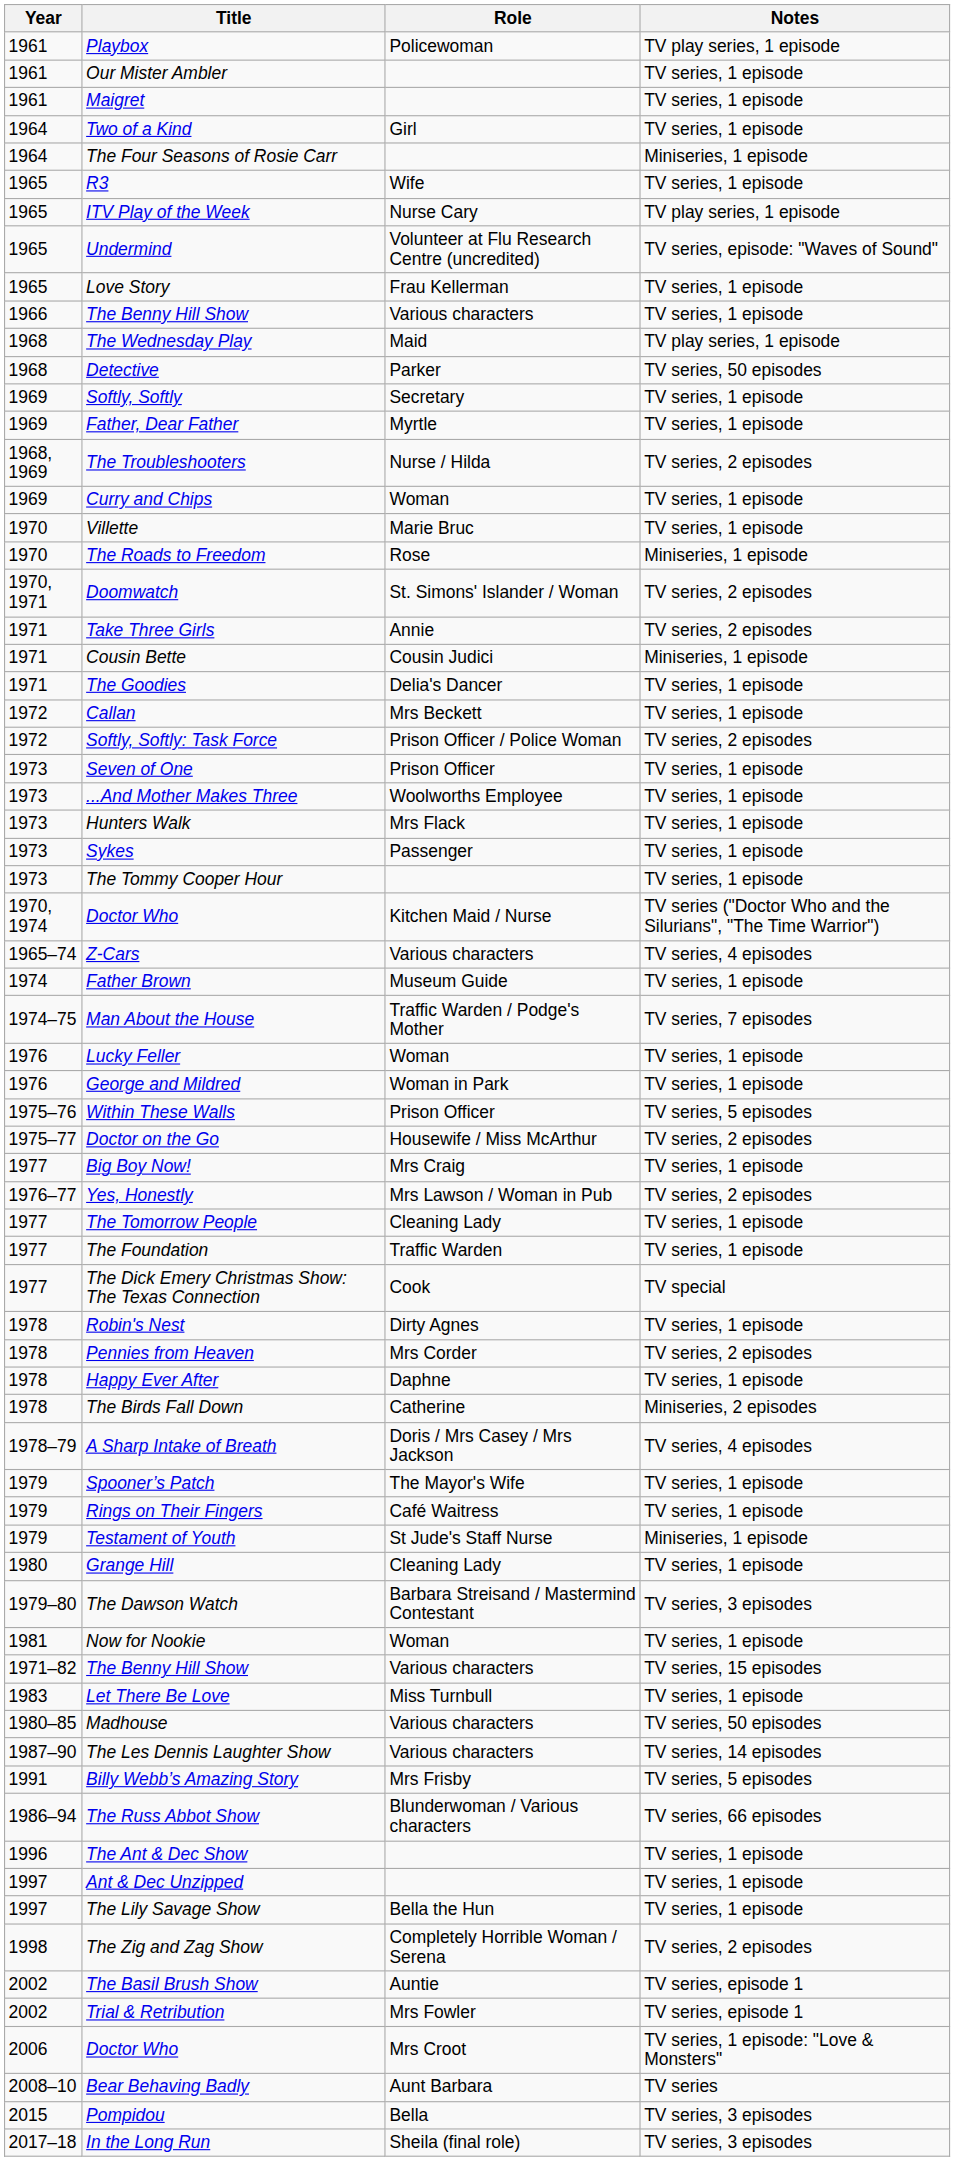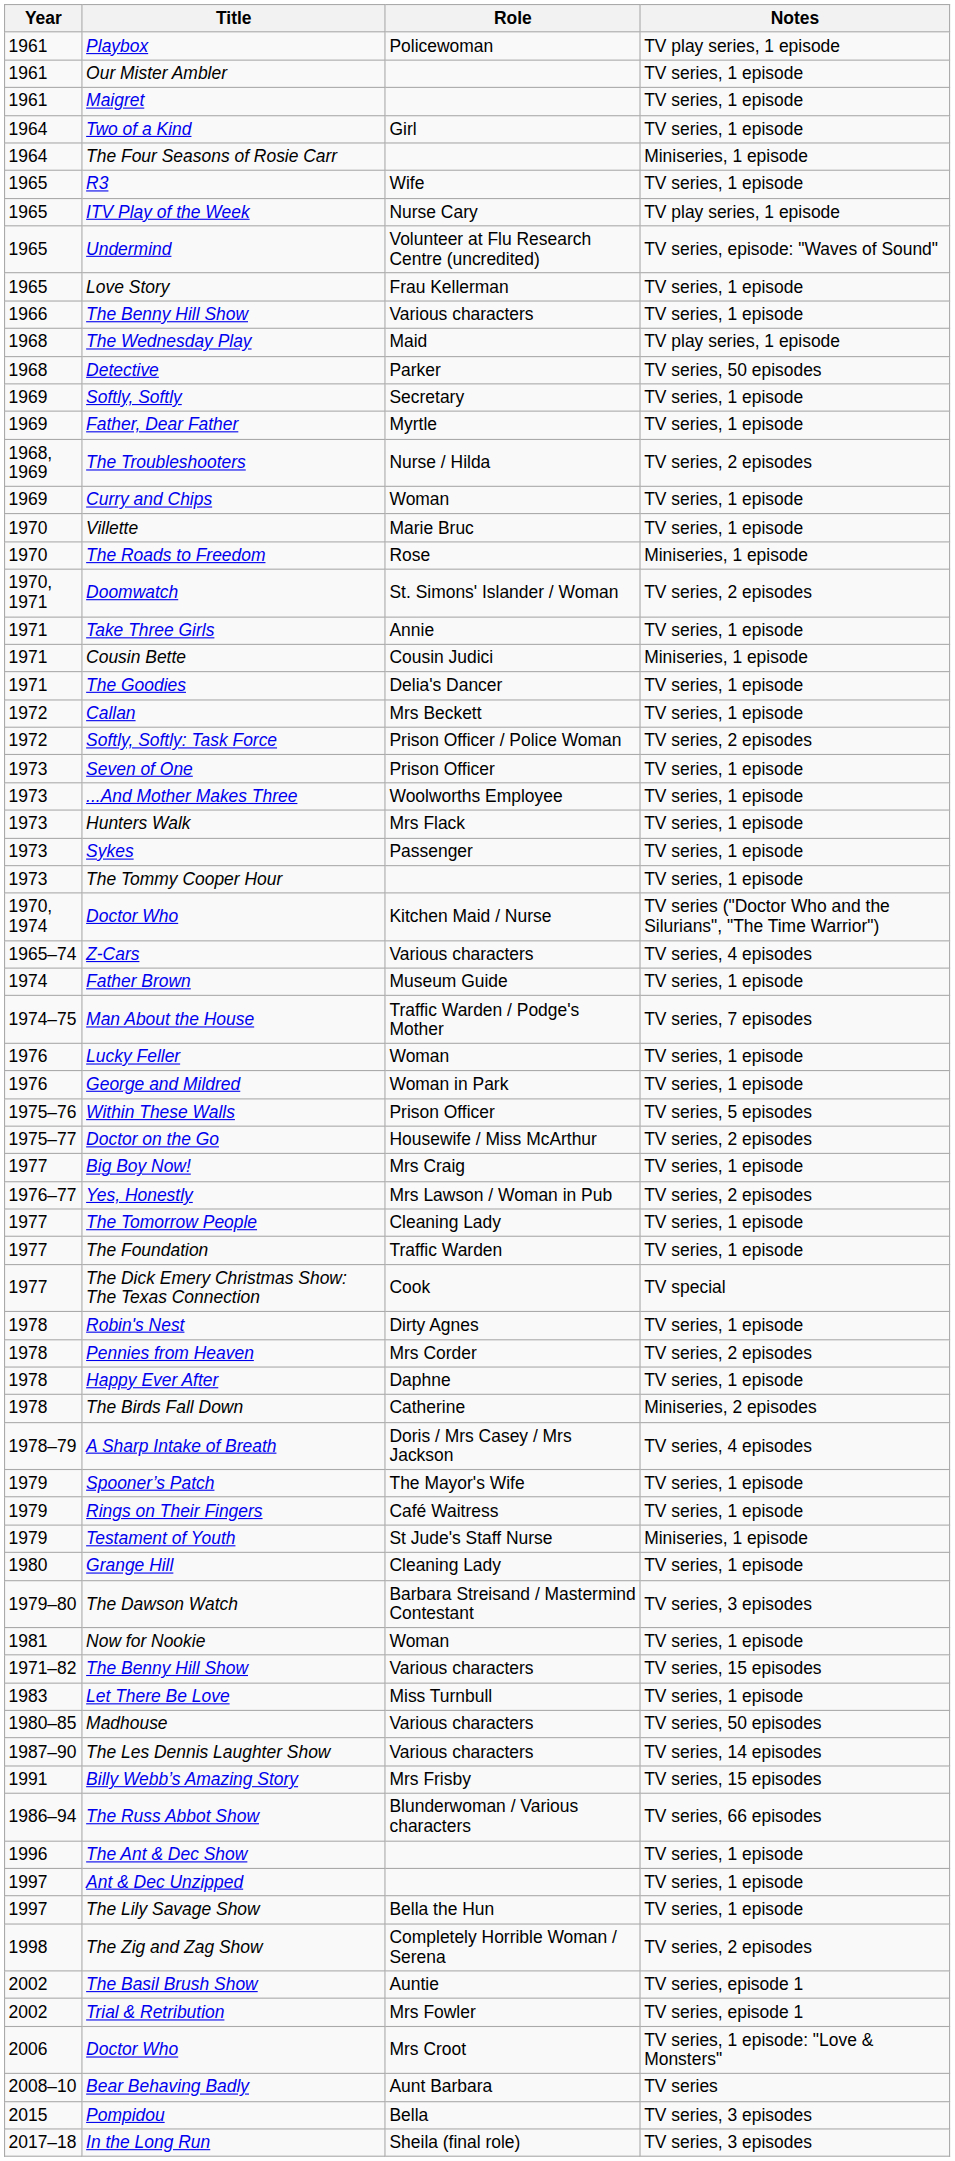(728, 630) TV series, 2 episodes -> (724, 630) TV series, 1 episode
(728, 1779) TV series, 5 episodes -> (733, 1779) TV series, 15 episodes
